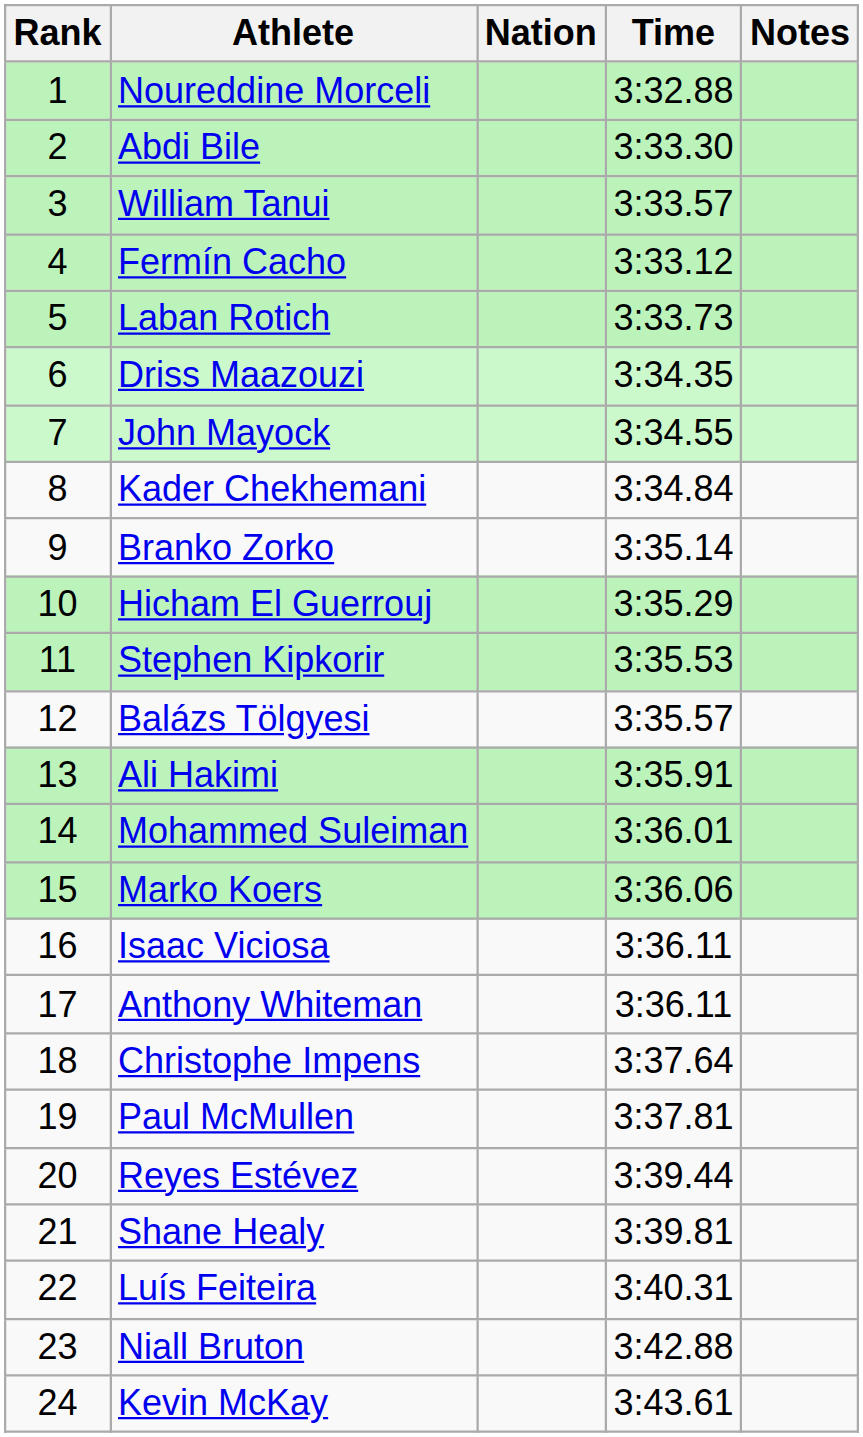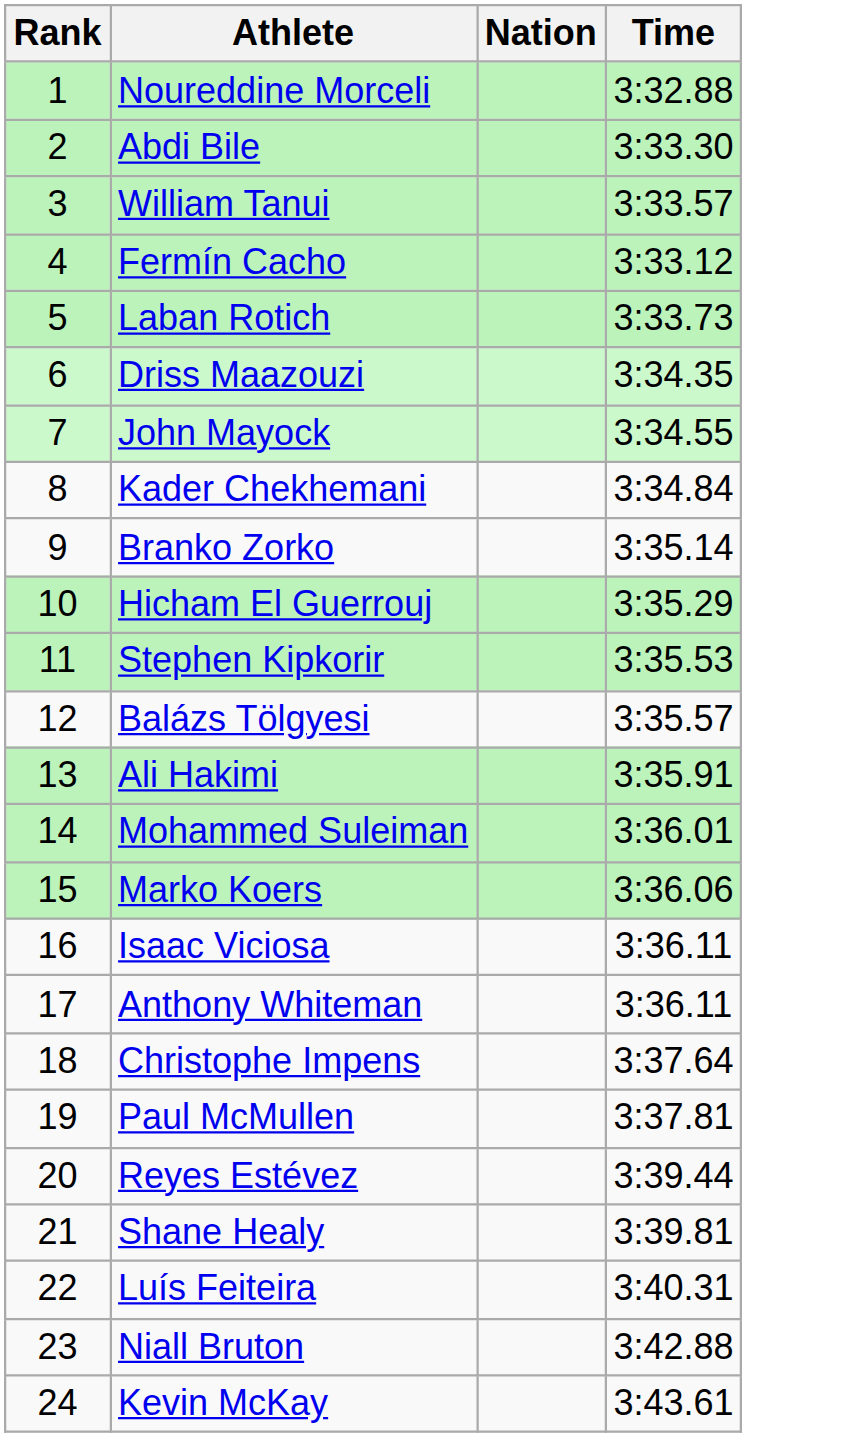- column: (800, 33)
